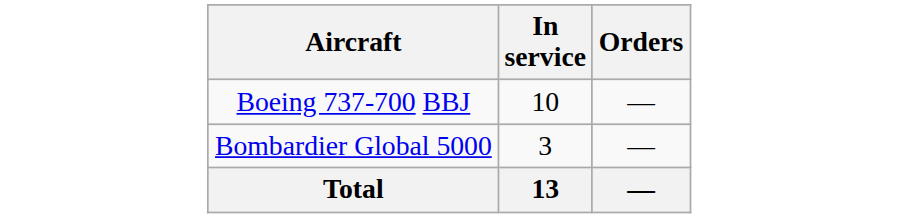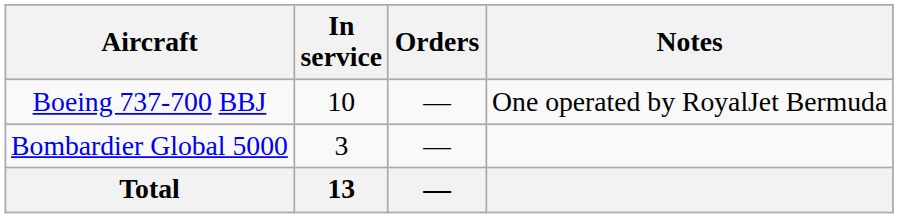+ column: (690, 42)
